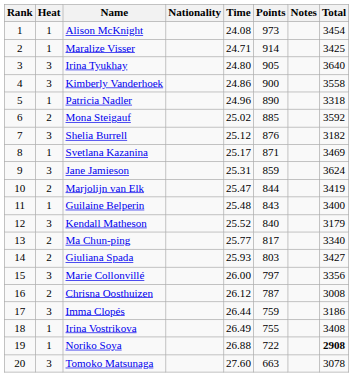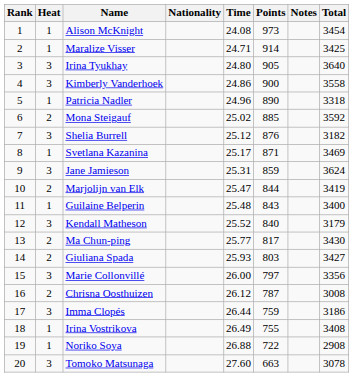(334, 240) 3340 -> (334, 240) 3430
(334, 345) bold -> (334, 345) normal
